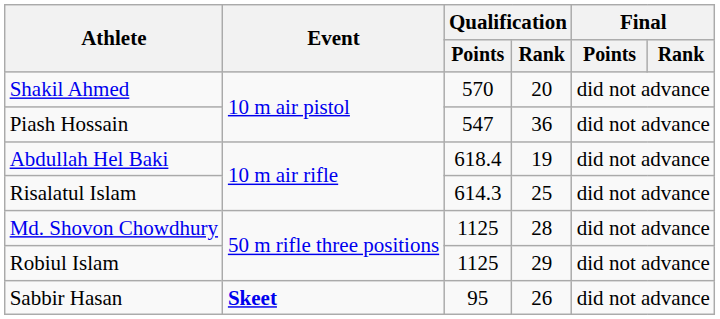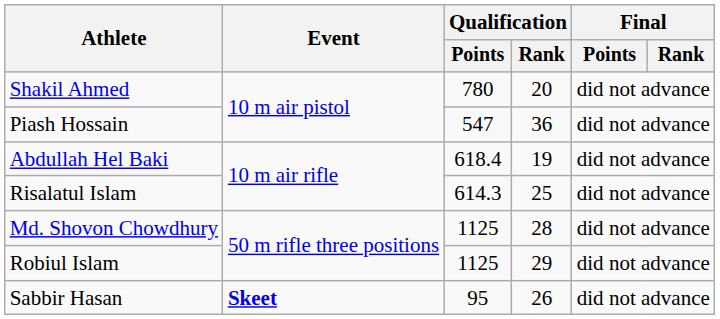(478, 89) 570 -> (478, 89) 780
